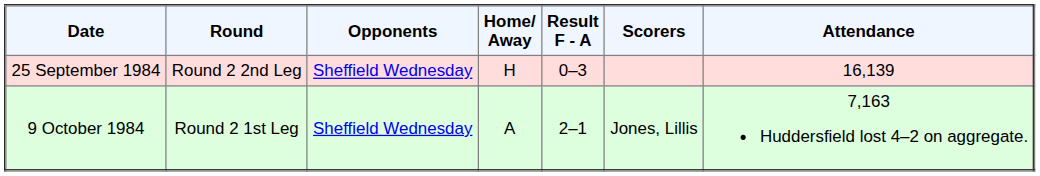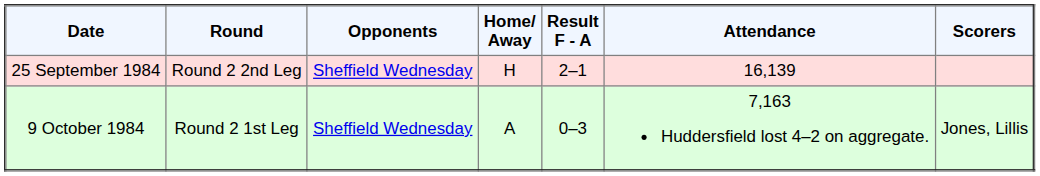columns swapped: (654, 31) <-> (869, 31)
(573, 71) 0–3 -> (573, 71) 2–1
(573, 128) 2–1 -> (573, 128) 0–3
